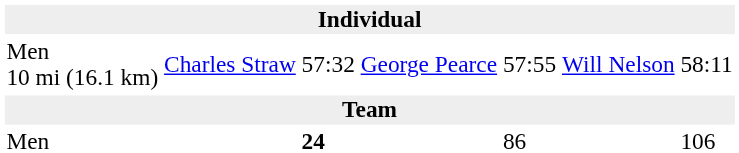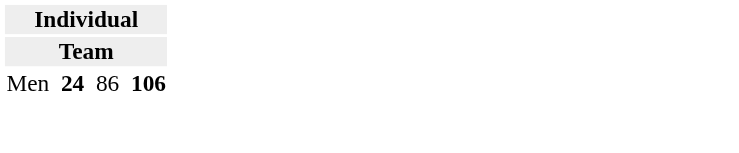- row: (82, 64)
(698, 141) normal -> (148, 83) bold
